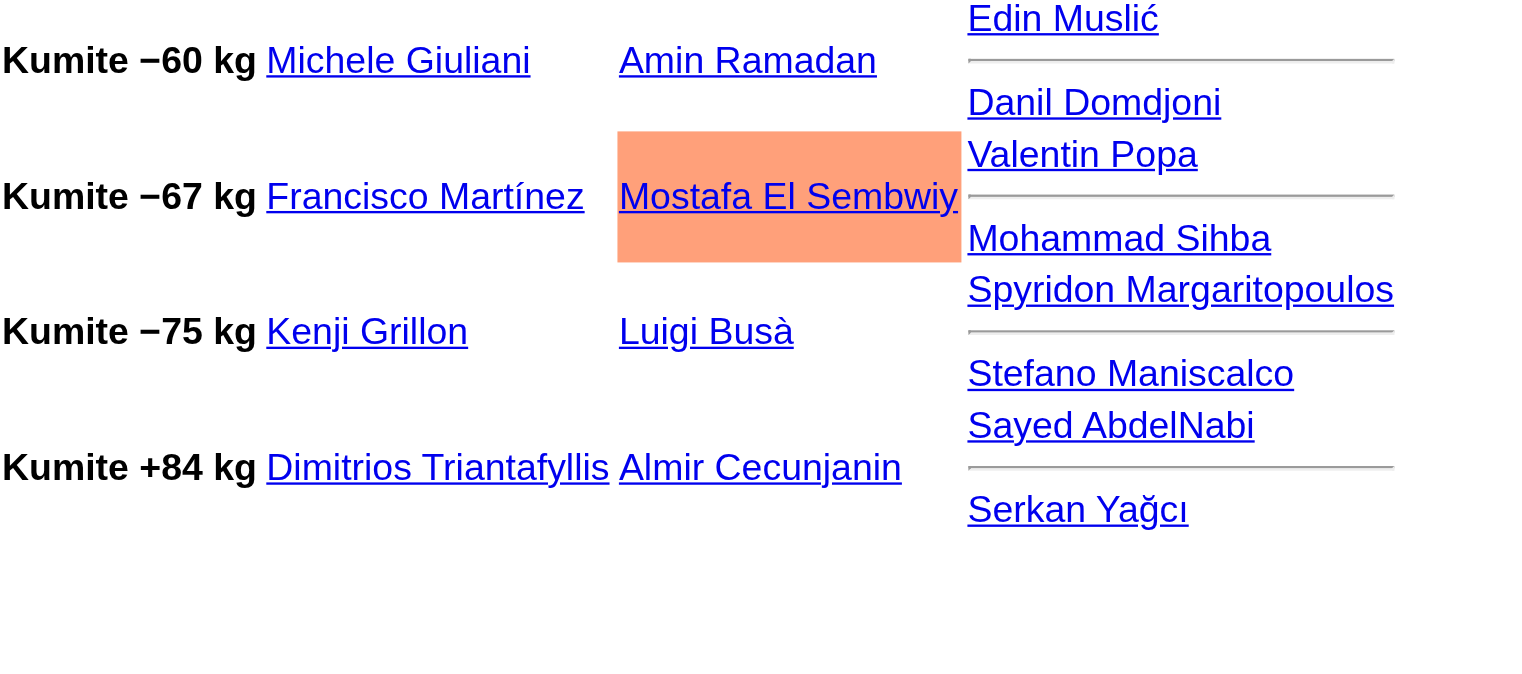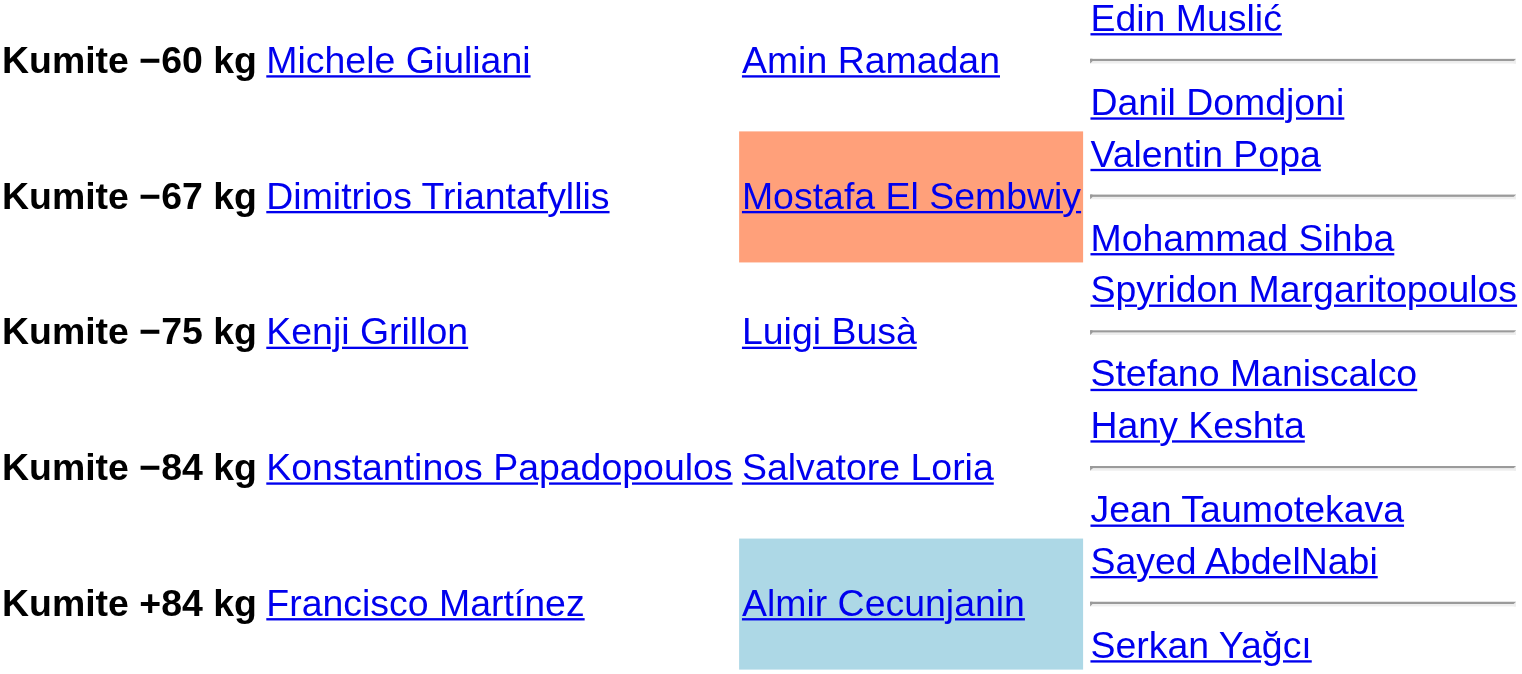(425, 196) Francisco Martínez -> (438, 196) Dimitrios Triantafyllis
+ row: (129, 467)
(438, 467) Dimitrios Triantafyllis -> (425, 603) Francisco Martínez
(760, 467) no background -> (883, 603) lightblue background
